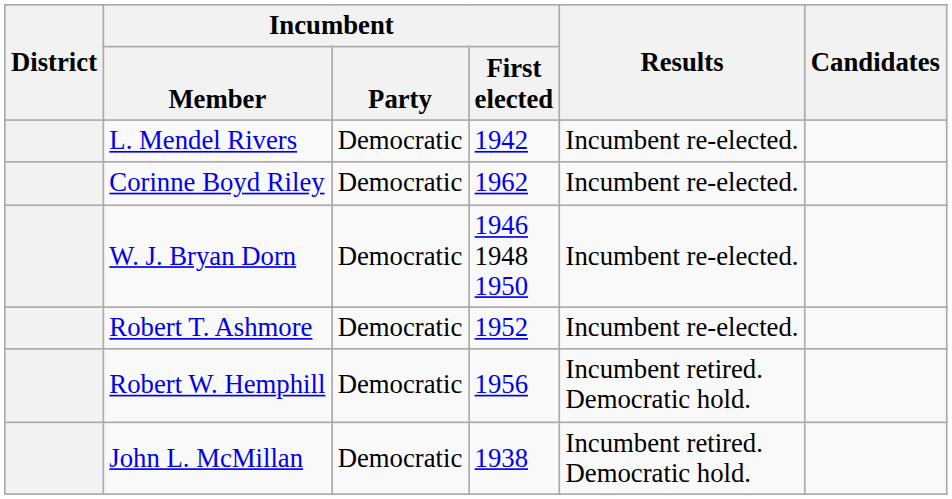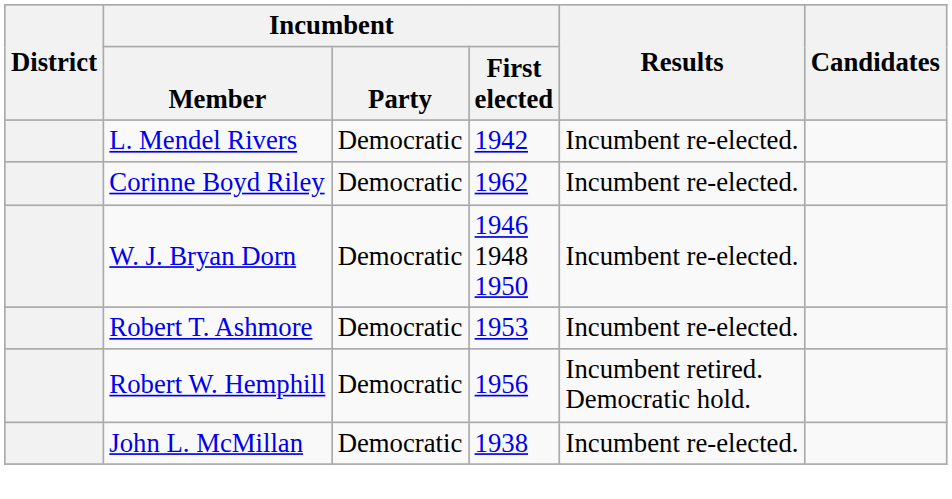(501, 327) 1952 -> (501, 327) 1953
(664, 457) Incumbent retired. Democratic hold. -> (682, 442) Incumbent re-elected.
